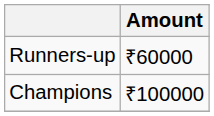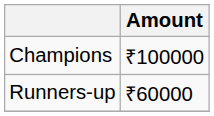rows swapped: (61, 92) <-> (62, 55)
